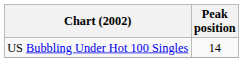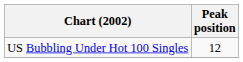(215, 47) 14 -> (215, 47) 12
